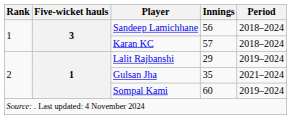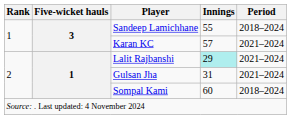(208, 28) 56 -> (208, 28) 55
(262, 43) 2018–2024 -> (262, 43) 2021–2024
(208, 59) no background -> (208, 59) paleturquoise background
(262, 59) 2019–2024 -> (262, 59) 2021–2024
(208, 75) 35 -> (208, 75) 31
(262, 91) 2019–2024 -> (262, 91) 2018–2024
